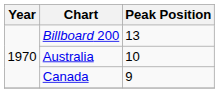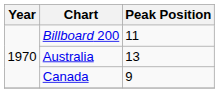(133, 35) 13 -> (132, 35) 11
(133, 56) 10 -> (133, 56) 13
